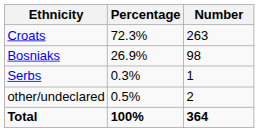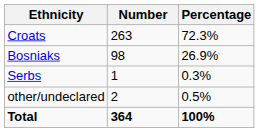columns swapped: (219, 14) <-> (146, 14)
